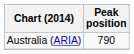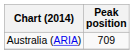(106, 40) 790 -> (106, 40) 709
